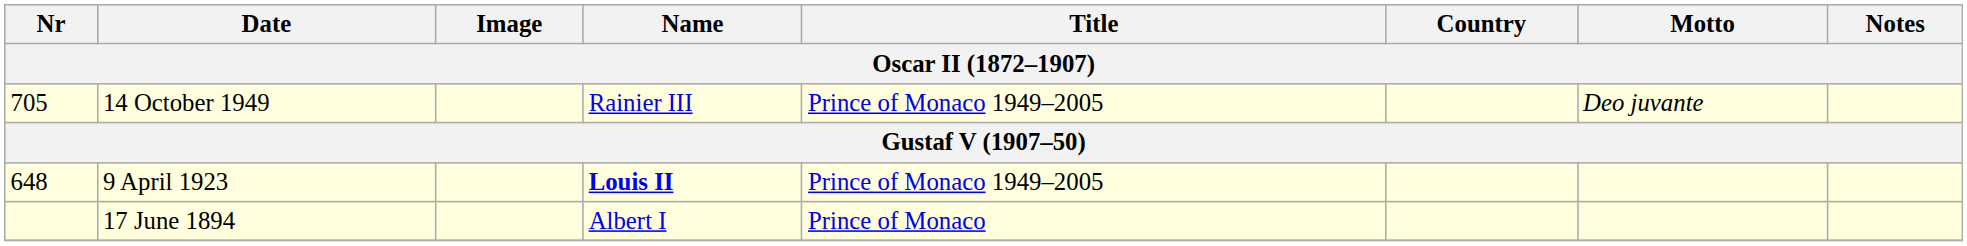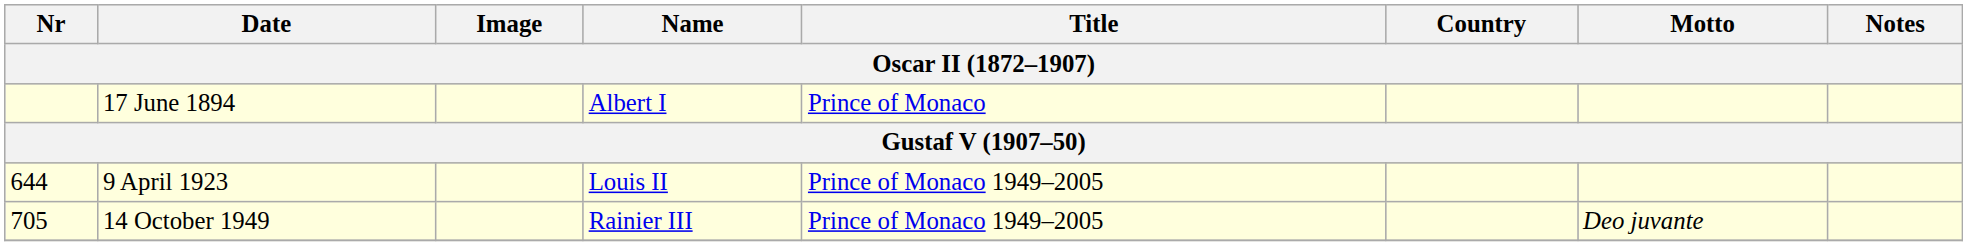rows swapped: (169, 220) <-> (186, 102)
(29, 181) 648 -> (29, 181) 644
(631, 181) bold -> (628, 181) normal
